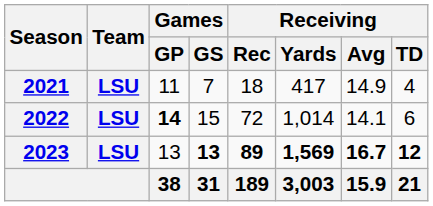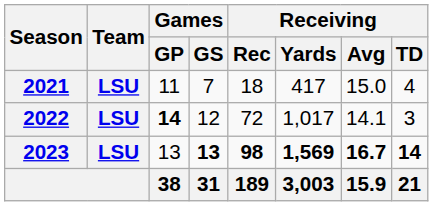(366, 86) 14.9 -> (366, 86) 15.0
(208, 119) 15 -> (208, 119) 12
(308, 119) 1,014 -> (308, 119) 1,017
(410, 119) 6 -> (410, 119) 3
(252, 151) 89 -> (252, 151) 98
(410, 151) 12 -> (410, 151) 14
